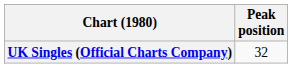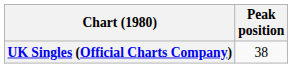(261, 52) 32 -> (261, 52) 38
